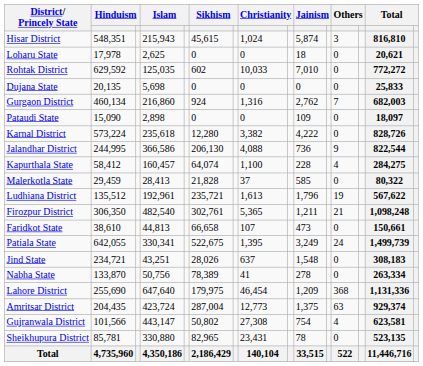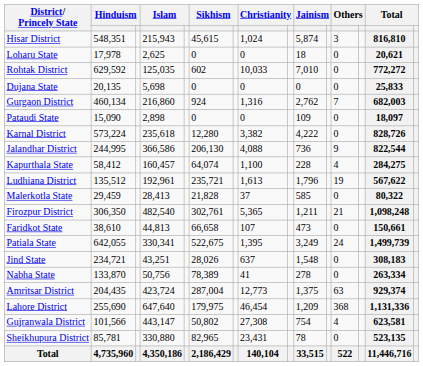rows swapped: (41, 196) <-> (40, 180)
rows swapped: (37, 290) <-> (40, 306)
